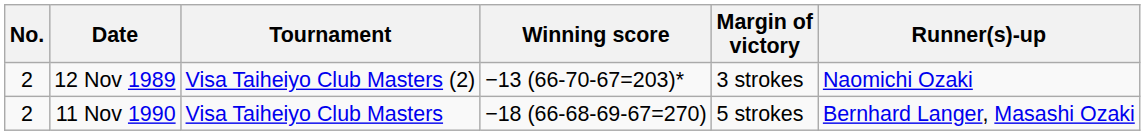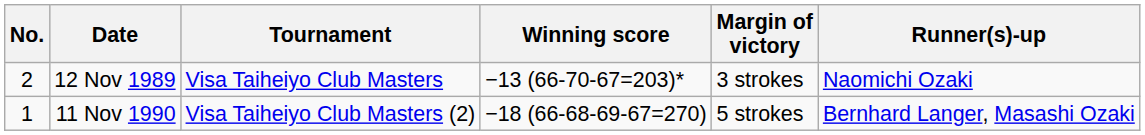(330, 80) Visa Taiheiyo Club Masters (2) -> (314, 80) Visa Taiheiyo Club Masters
(27, 114) 2 -> (27, 114) 1
(314, 114) Visa Taiheiyo Club Masters -> (330, 114) Visa Taiheiyo Club Masters (2)
